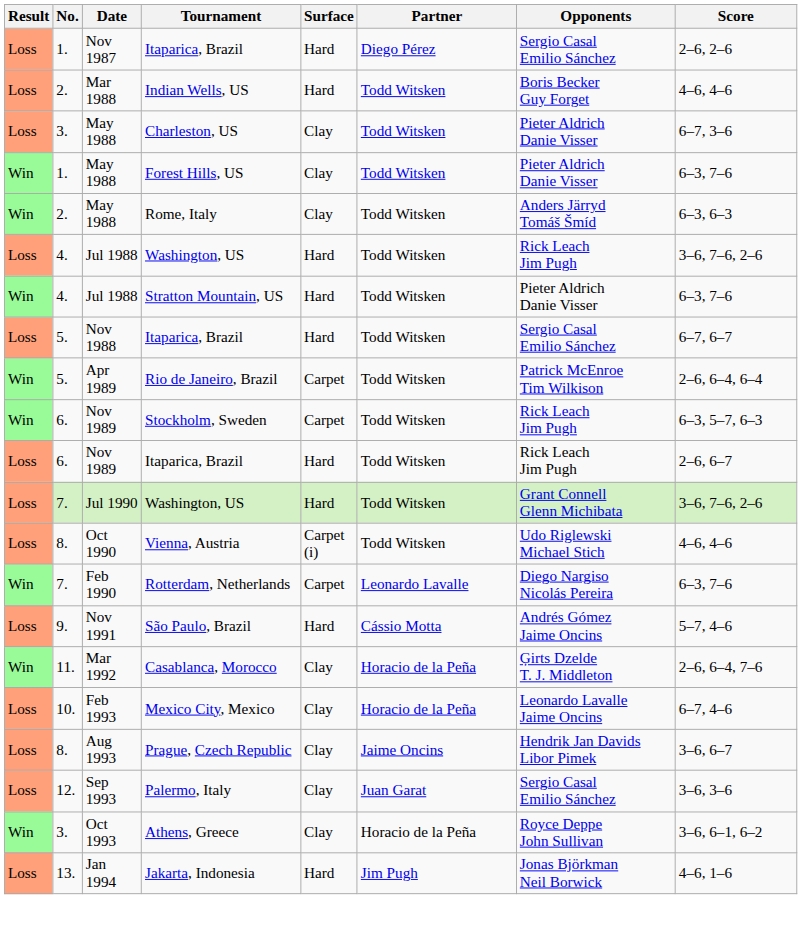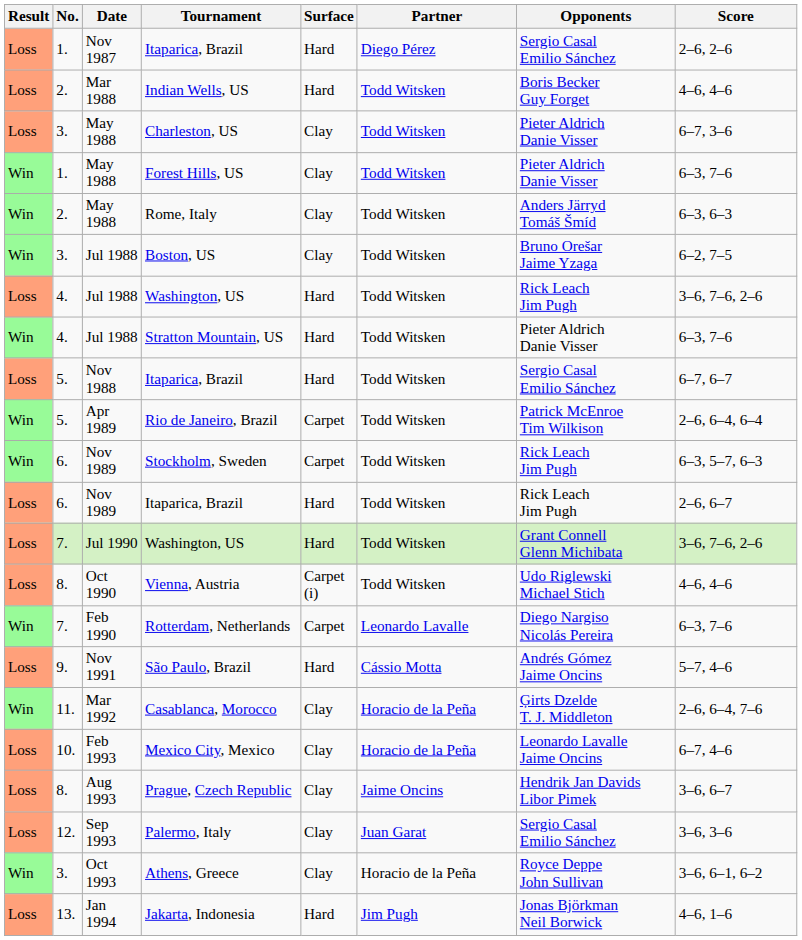+ row: (112, 255)
